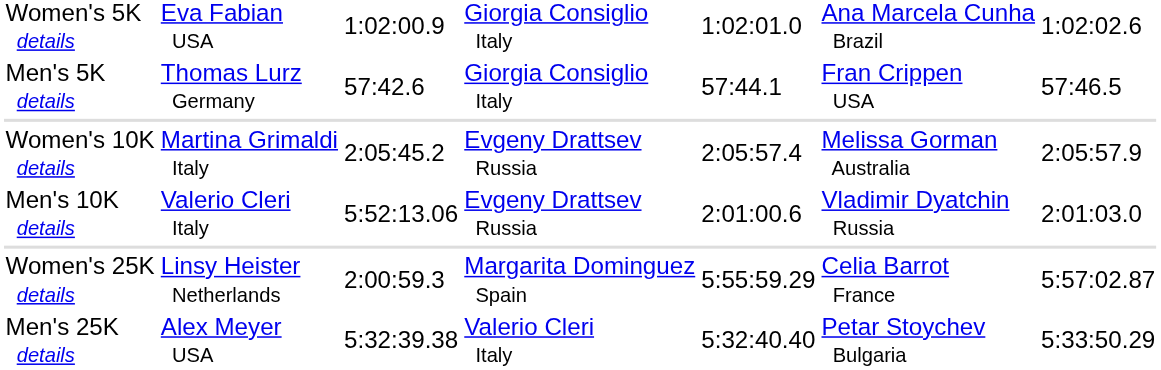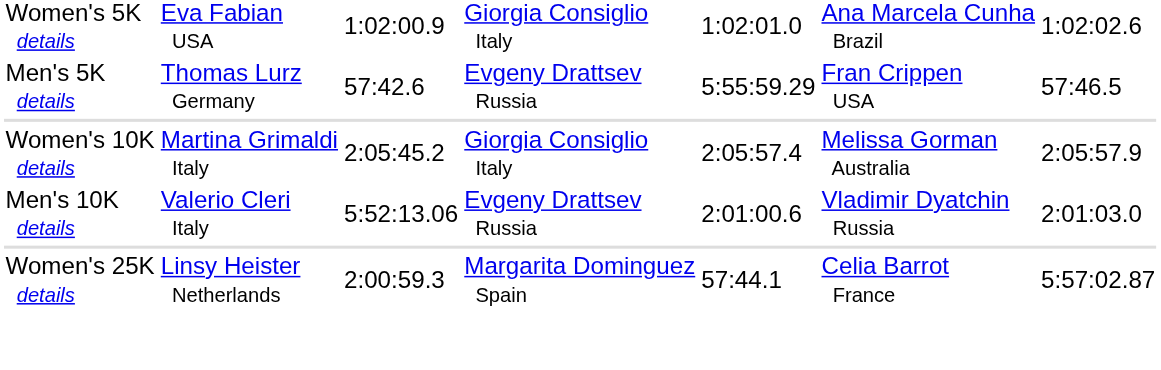(556, 86) Giorgia Consiglio Italy -> (553, 86) Evgeny Drattsev Russia
(742, 86) 57:44.1 -> (758, 86) 5:55:59.29
(553, 153) Evgeny Drattsev Russia -> (556, 153) Giorgia Consiglio Italy
(758, 280) 5:55:59.29 -> (742, 280) 57:44.1
- row: (62, 340)
